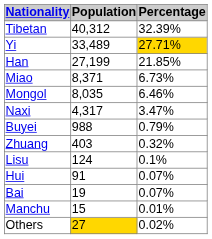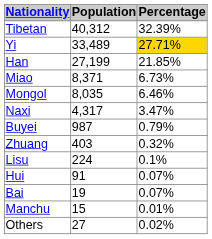(82, 127) 988 -> (82, 127) 987
(82, 160) 124 -> (82, 160) 224
(79, 225) gold background -> (79, 225) no background
